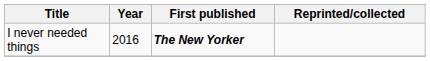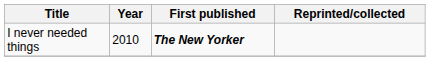(126, 39) 2016 -> (126, 39) 2010
